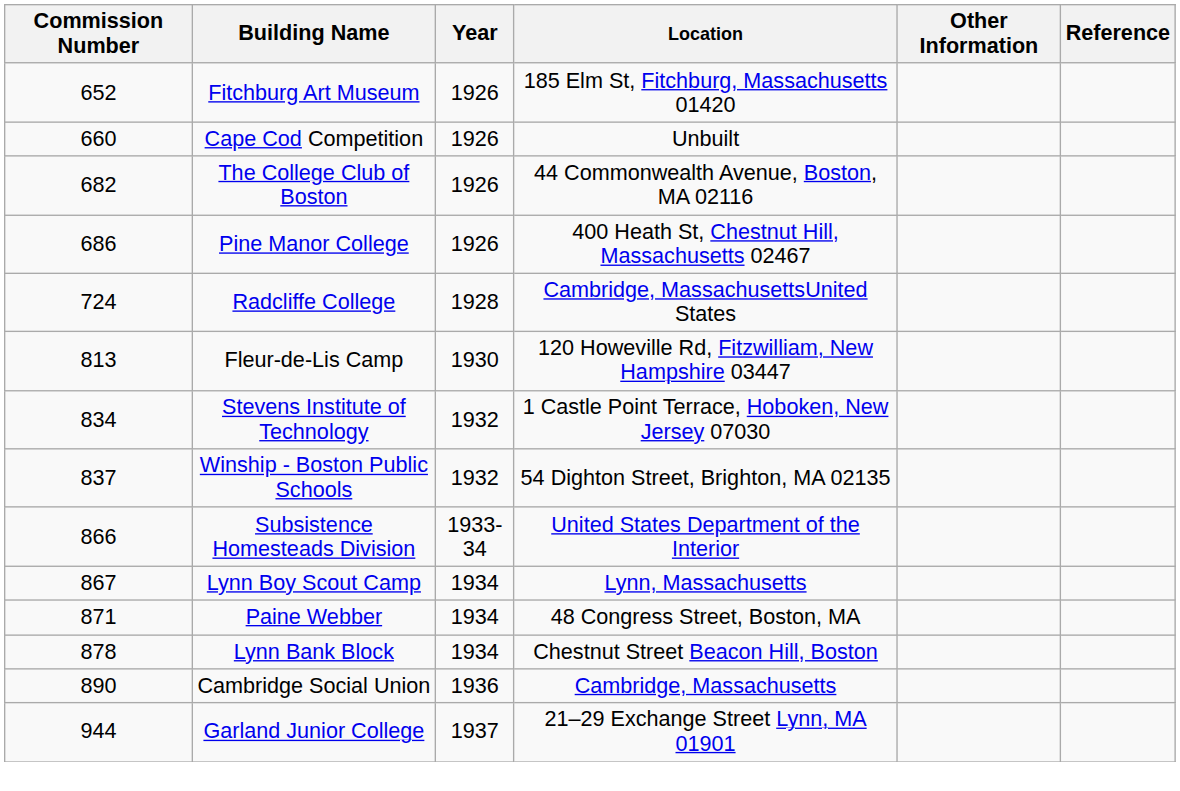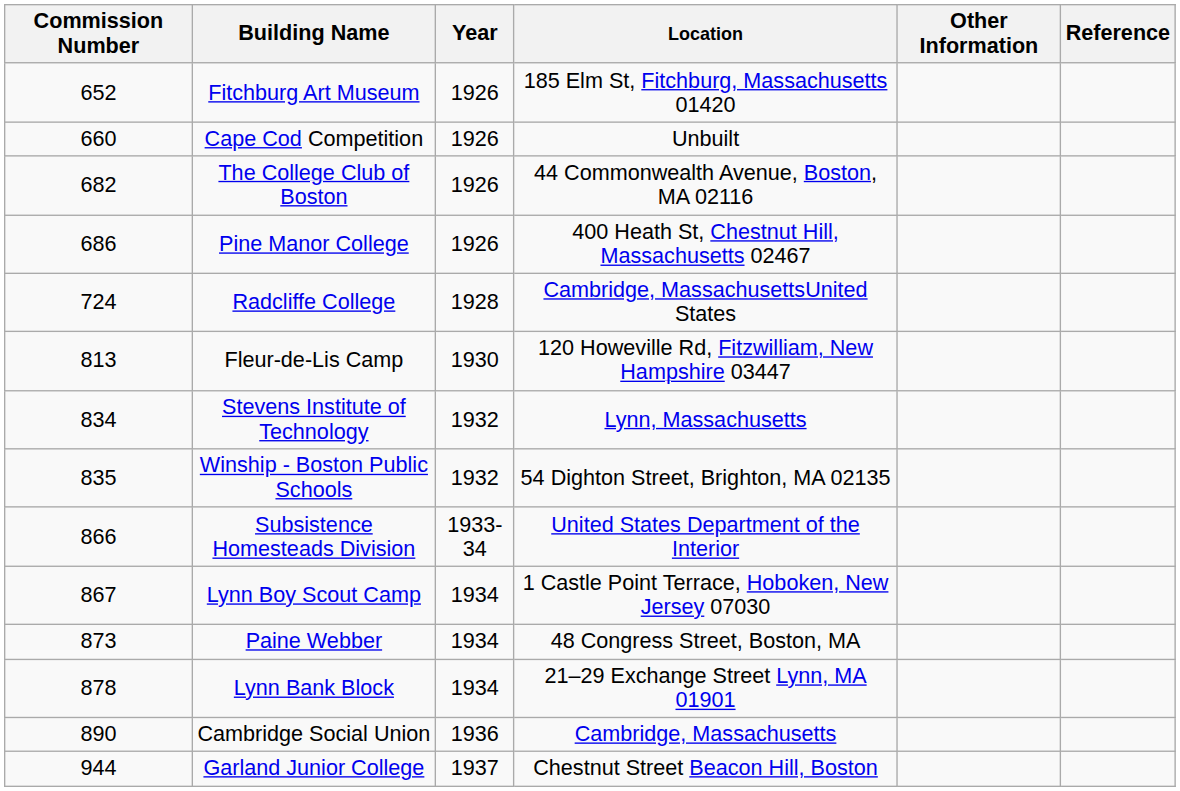(706, 419) 1 Castle Point Terrace, Hoboken, New Jersey 07030 -> (706, 419) Lynn, Massachusetts
(98, 477) 837 -> (98, 477) 835
(706, 582) Lynn, Massachusetts -> (706, 595) 1 Castle Point Terrace, Hoboken, New Jersey 07030
(98, 617) 871 -> (98, 641) 873
(706, 651) Chestnut Street Beacon Hill, Boston -> (706, 687) 21–29 Exchange Street Lynn, MA 01901
(706, 732) 21–29 Exchange Street Lynn, MA 01901 -> (706, 768) Chestnut Street Beacon Hill, Boston
